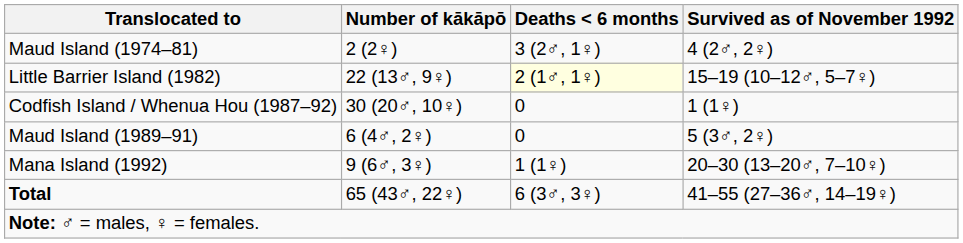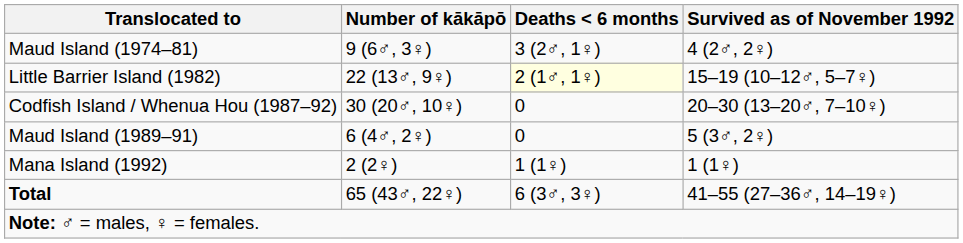(371, 48) 2 (2♀) -> (389, 48) 9 (6♂, 3♀)
(713, 106) 1 (1♀) -> (786, 106) 20–30 (13–20♂, 7–10♀)
(389, 164) 9 (6♂, 3♀) -> (371, 164) 2 (2♀)
(786, 164) 20–30 (13–20♂, 7–10♀) -> (713, 164) 1 (1♀)
